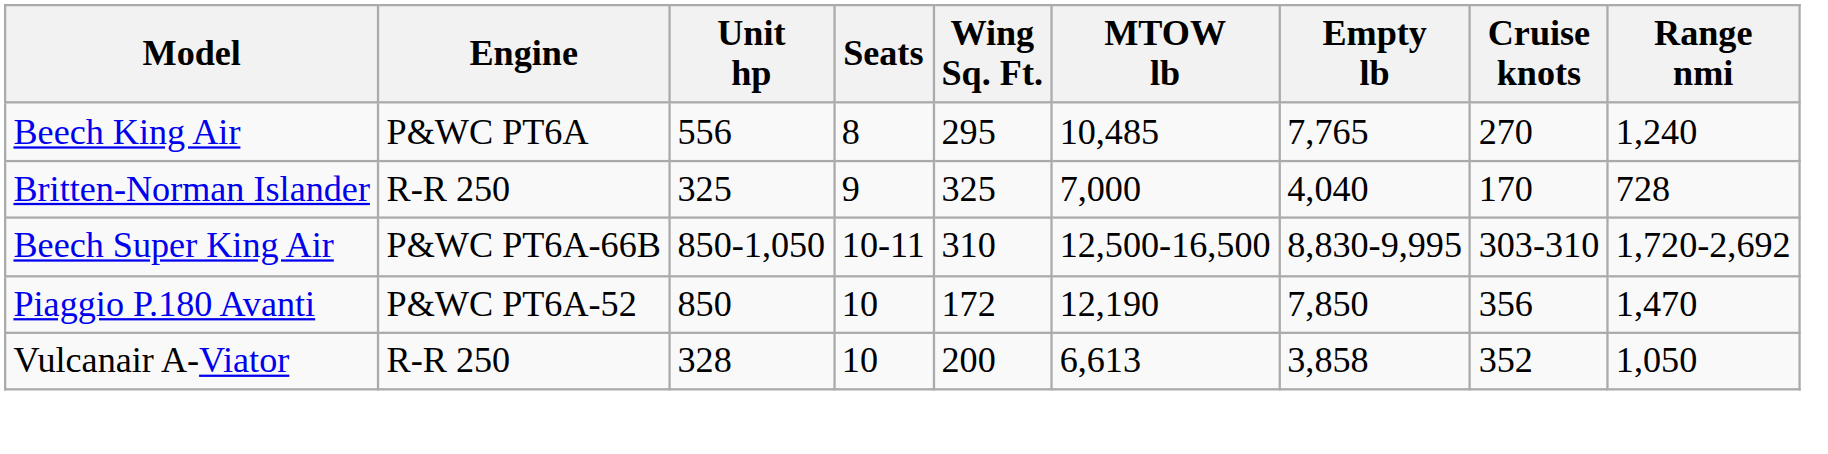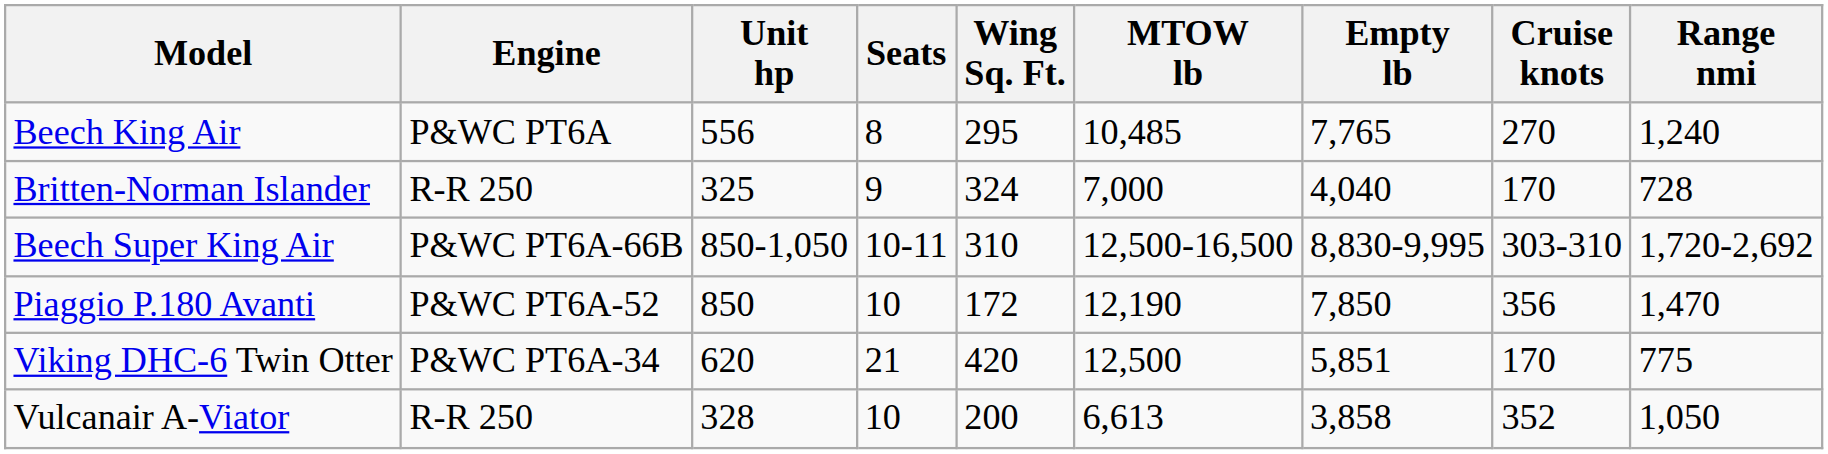(969, 188) 325 -> (991, 188) 324
+ row: (203, 360)
